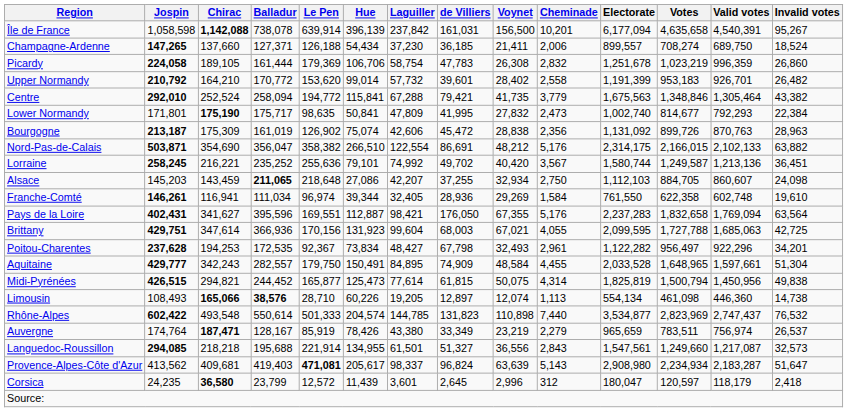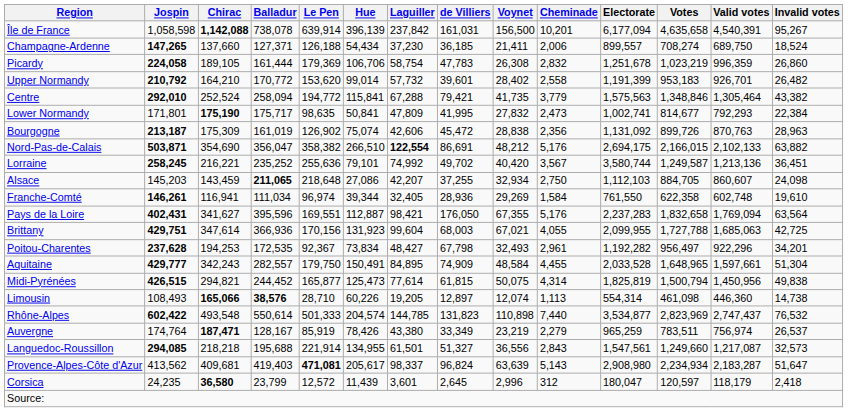(627, 97) 1,675,563 -> (627, 97) 1,575,563
(627, 114) 1,002,740 -> (627, 114) 1,002,741
(409, 147) normal -> (409, 147) bold
(627, 147) 2,314,175 -> (627, 147) 2,694,175
(627, 164) 1,580,744 -> (627, 164) 3,580,744
(627, 231) 2,099,595 -> (627, 231) 2,099,955
(627, 248) 1,122,282 -> (627, 248) 1,192,282
(622, 298) 554,134 -> (622, 298) 554,314
(622, 332) 965,659 -> (622, 332) 965,259
